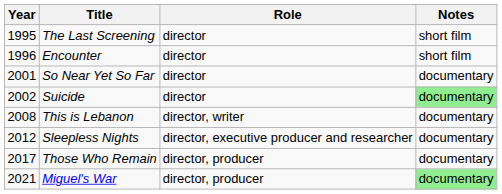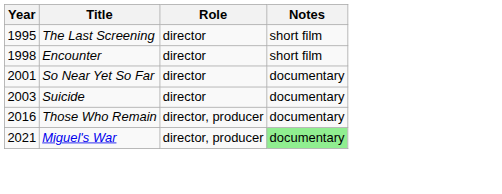(22, 55) 1996 -> (22, 55) 1998
(22, 96) 2002 -> (22, 96) 2003
(456, 96) lightgreen background -> (307, 96) no background
- row: (88, 117)
- row: (90, 138)
(22, 158) 2017 -> (22, 117) 2016
